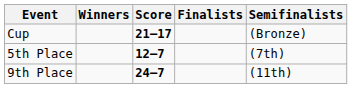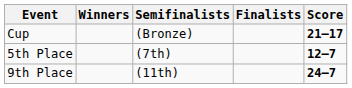columns swapped: (154, 14) <-> (296, 14)
